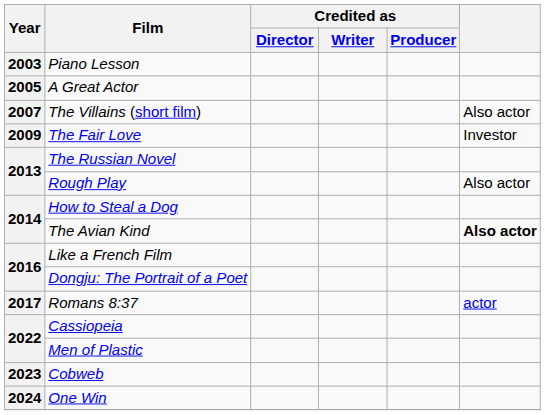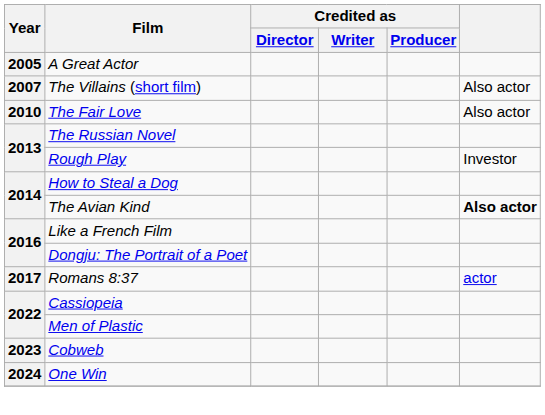- row: (94, 64)
(25, 135) 2009 -> (25, 111) 2010
(490, 135) Investor -> (497, 111) Also actor
(497, 183) Also actor -> (490, 159) Investor
